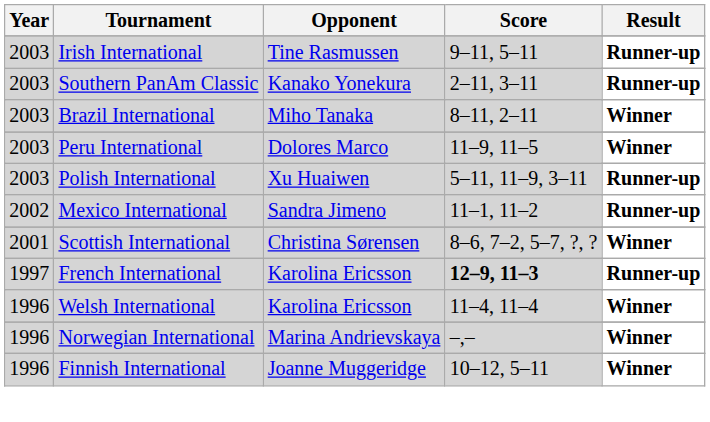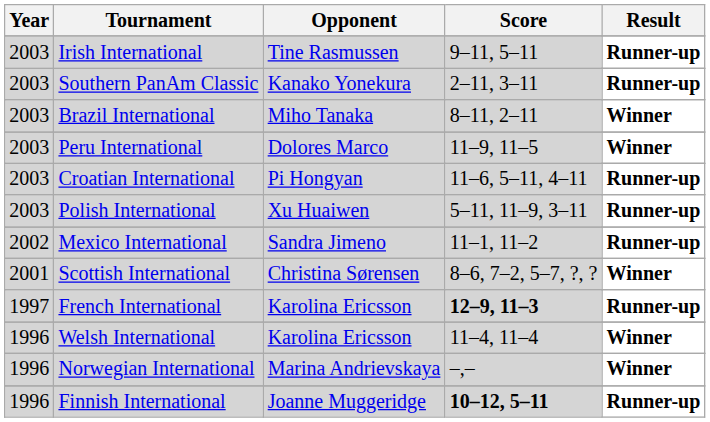+ row: (146, 178)
(499, 369) normal -> (499, 400) bold
(639, 369) Winner -> (653, 400) Runner-up
